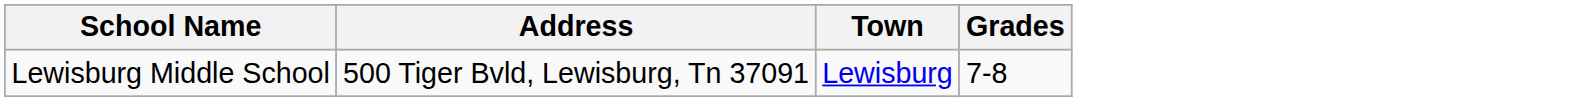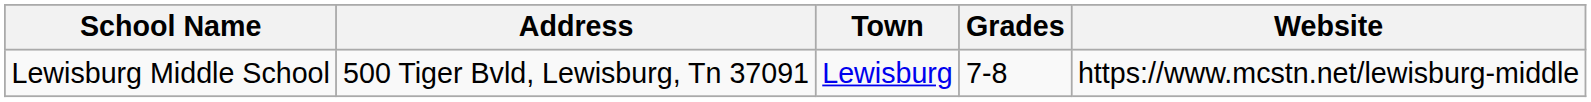+ column: (1329, 27)
